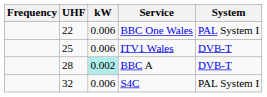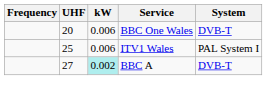(68, 30) 22 -> (68, 30) 20
(229, 30) PAL System I -> (215, 30) DVB-T
(215, 48) DVB-T -> (229, 48) PAL System I
(68, 65) 28 -> (68, 65) 27
- row: (130, 83)
